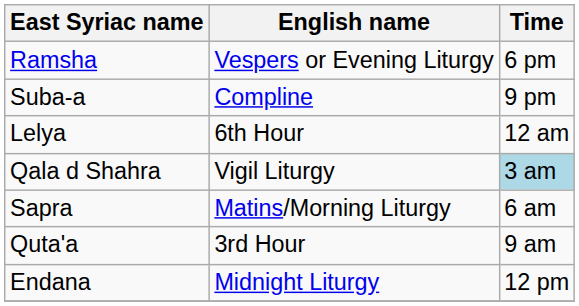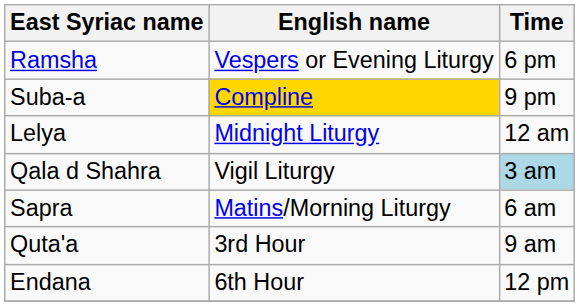(264, 97) no background -> (264, 97) gold background
(259, 134) 6th Hour -> (297, 134) Midnight Liturgy
(297, 282) Midnight Liturgy -> (259, 282) 6th Hour
